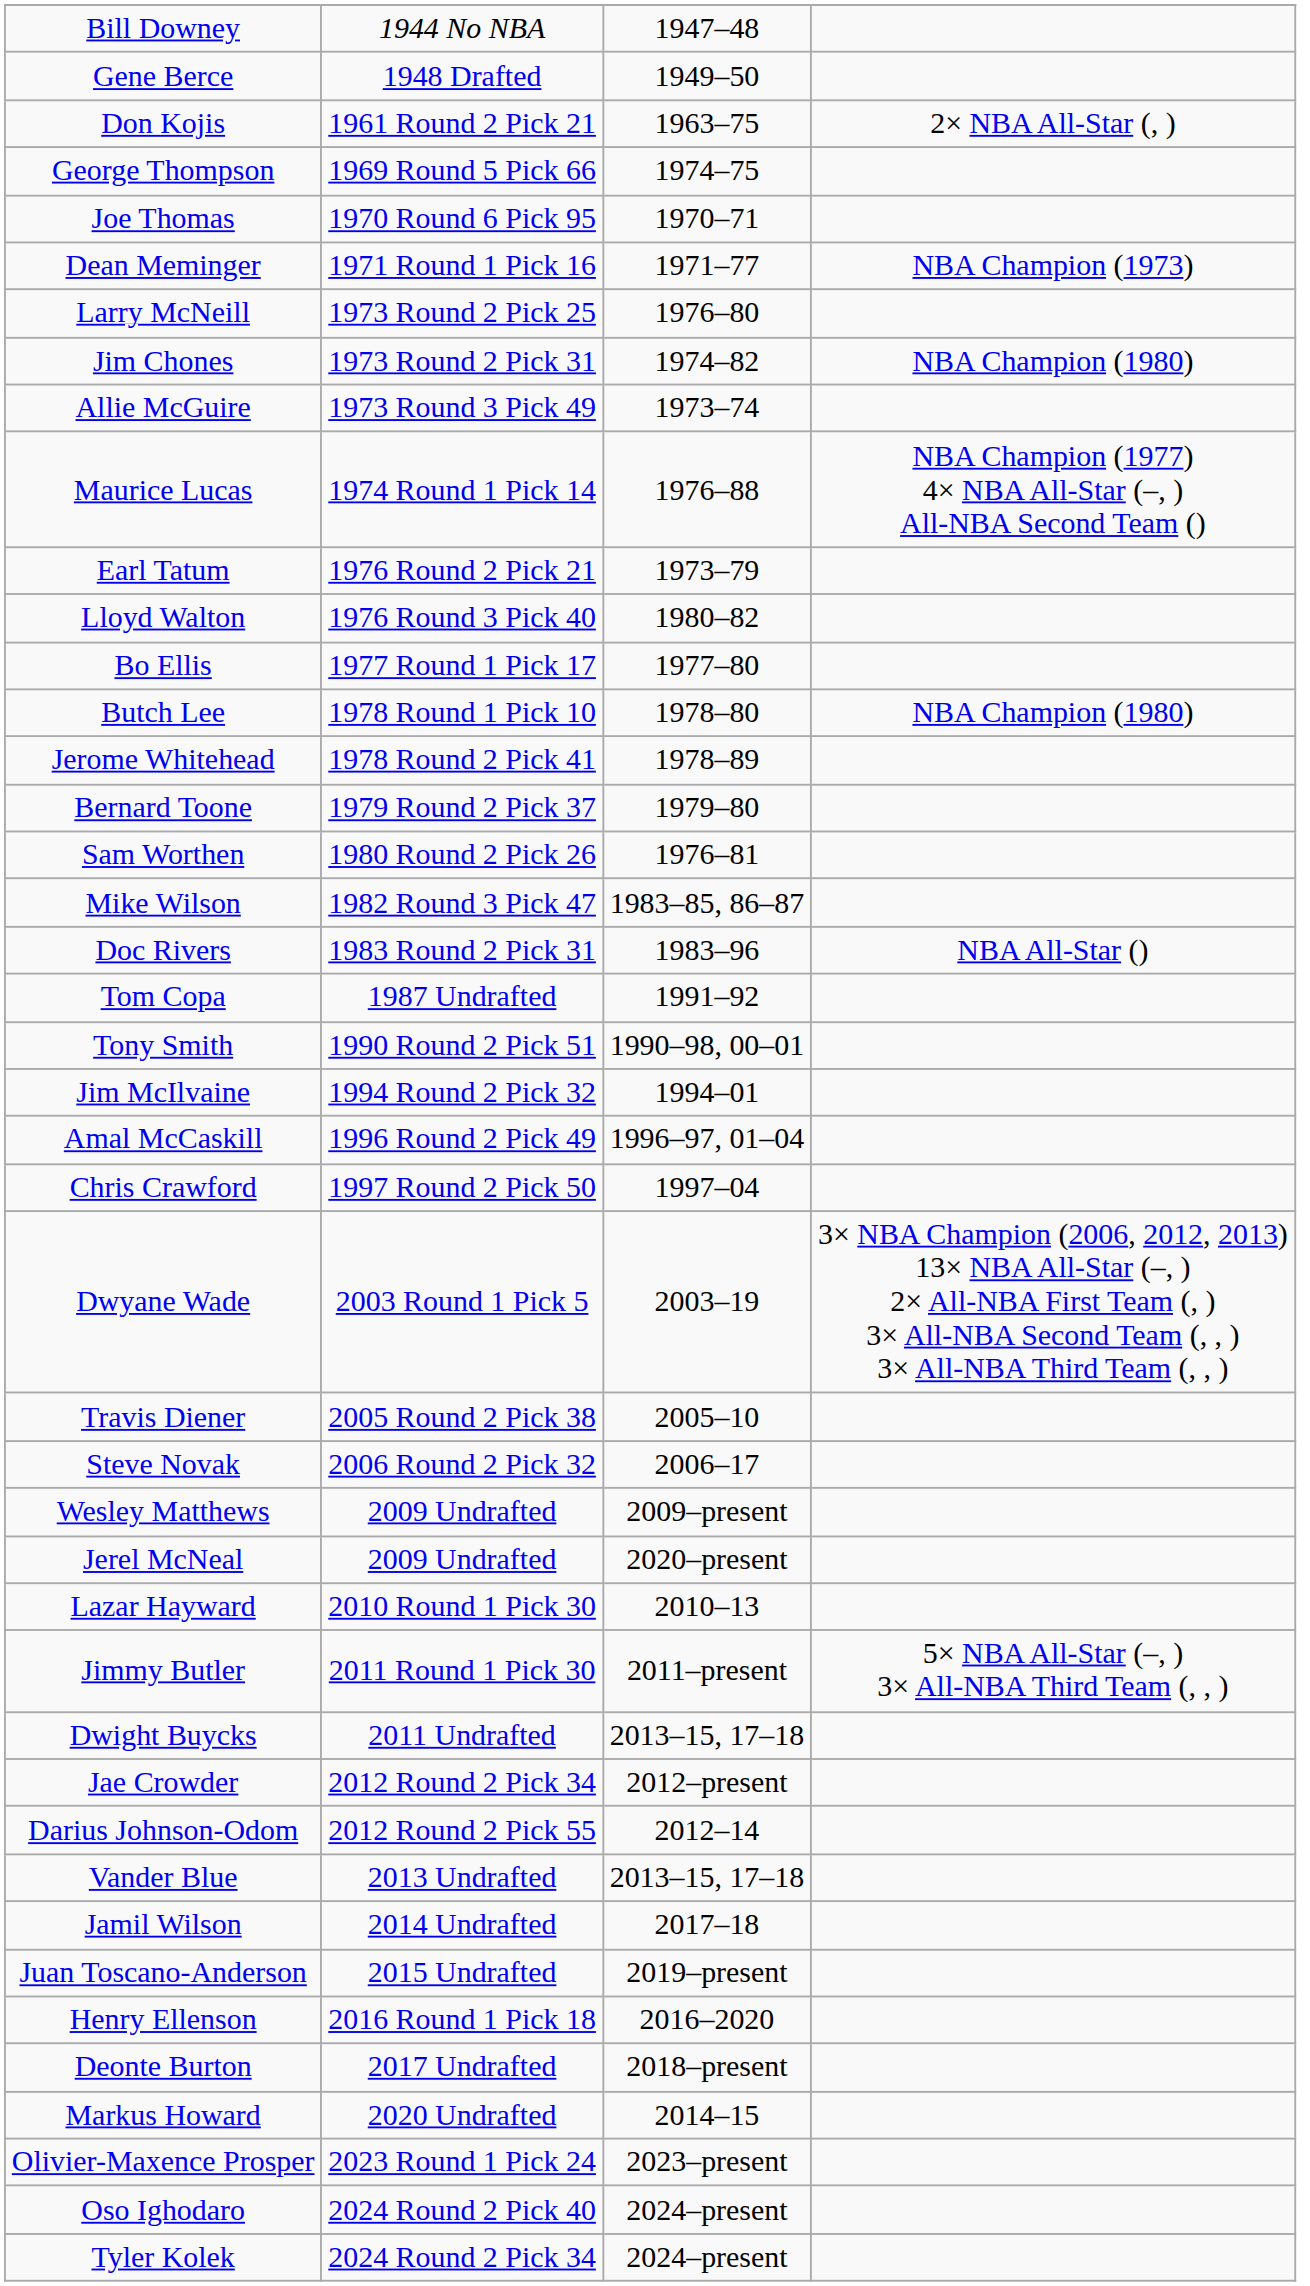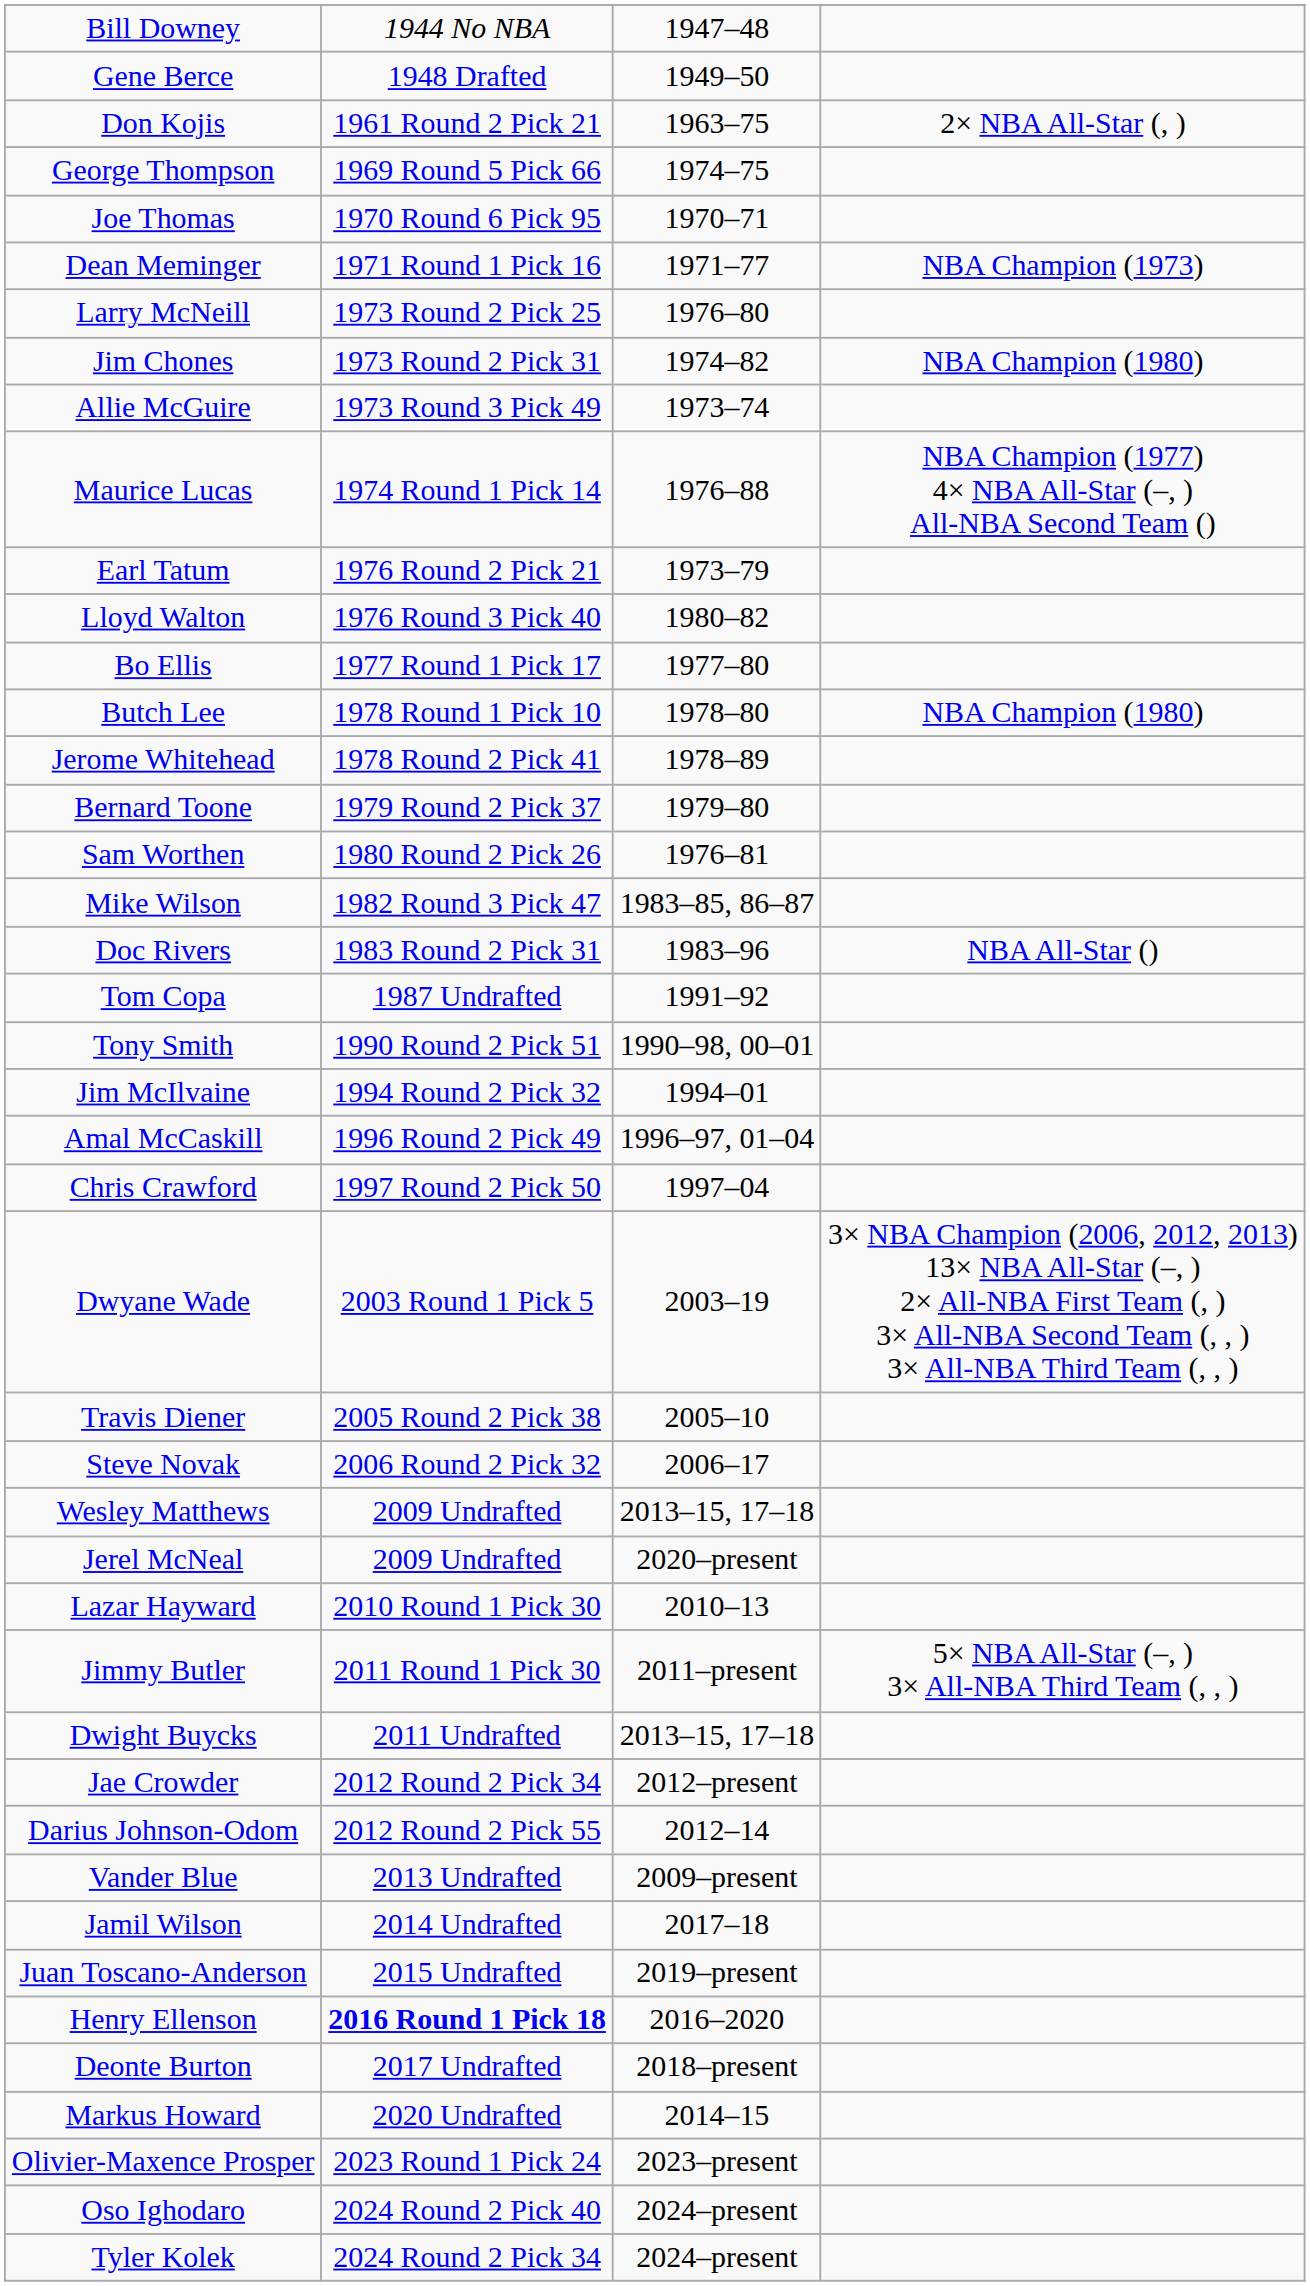(707, 1511) 2009–present -> (717, 1511) 2013–15, 17–18
(707, 1877) 2013–15, 17–18 -> (717, 1877) 2009–present
(462, 2019) normal -> (467, 2019) bold
